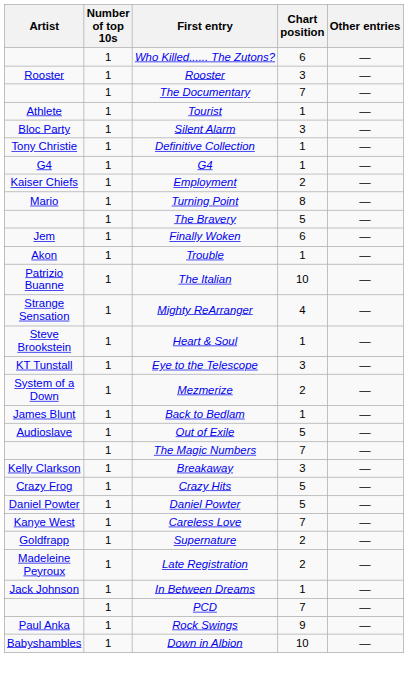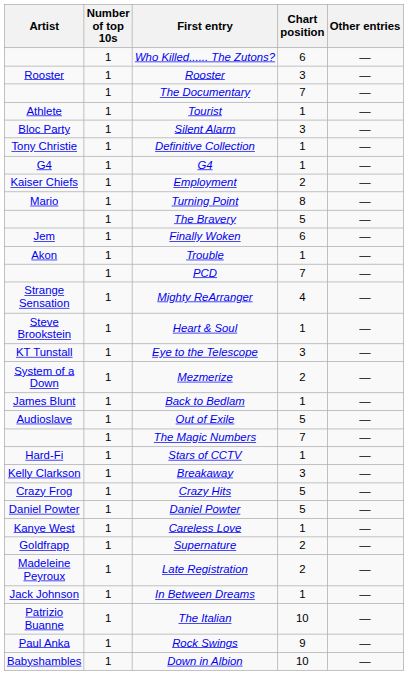rows swapped: (205, 279) <-> (205, 607)
+ row: (205, 455)
(302, 522) 7 -> (302, 527) 1
